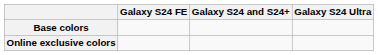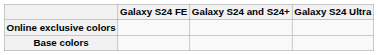rows swapped: (61, 27) <-> (61, 43)
